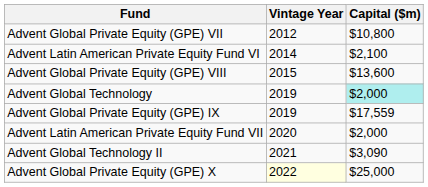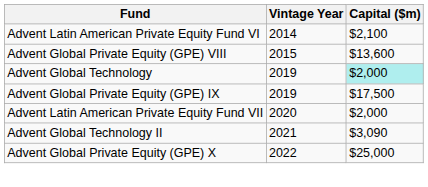- row: (115, 34)
(372, 113) $17,559 -> (372, 93) $17,500
(283, 172) lightyellow background -> (283, 152) no background
